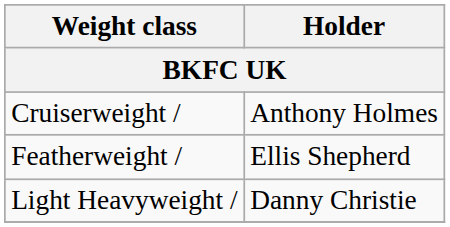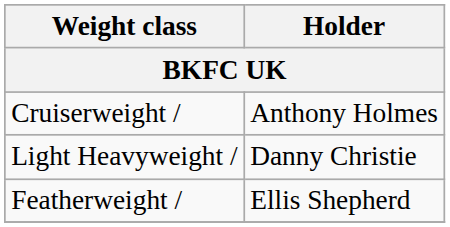rows swapped: (124, 199) <-> (97, 156)
